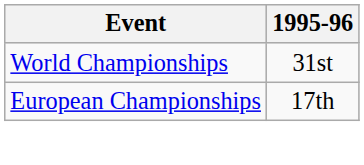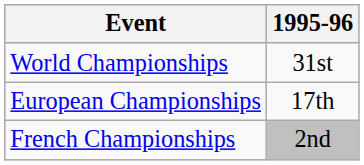+ row: (123, 139)
